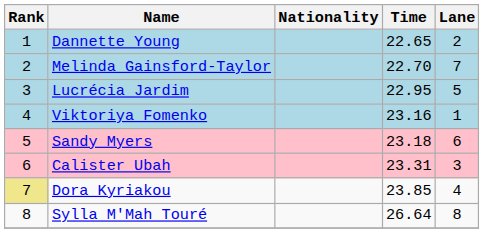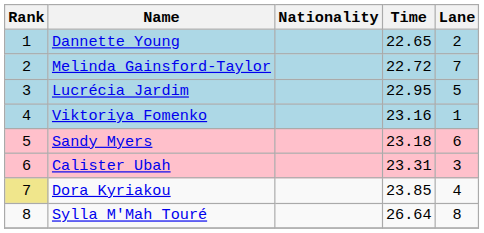(409, 67) 22.70 -> (409, 67) 22.72
